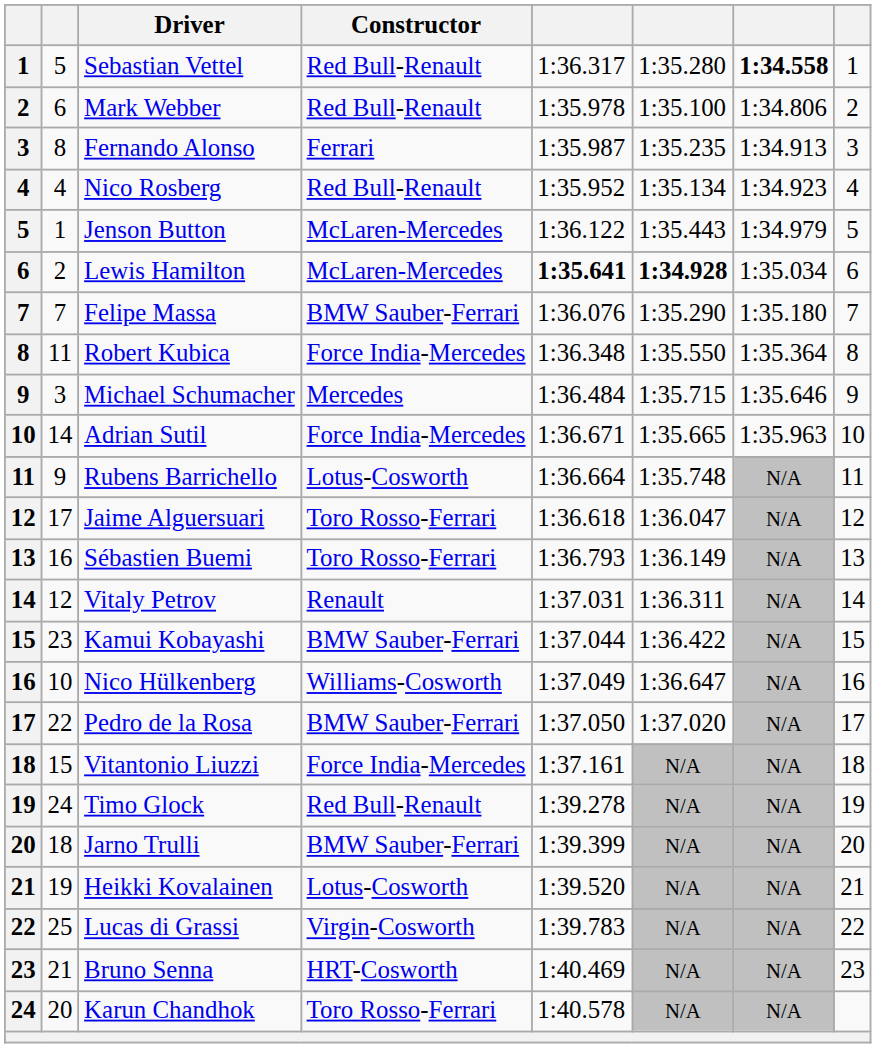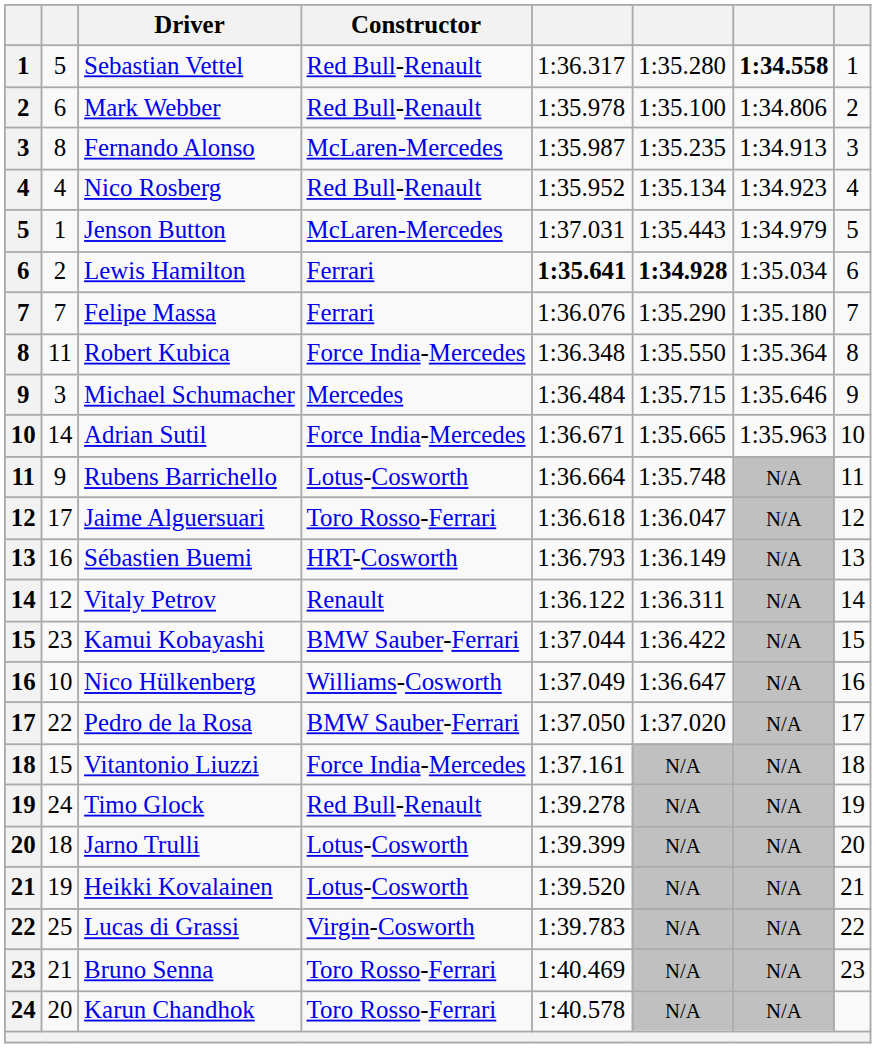(340, 147) Ferrari -> (405, 147) McLaren-Mercedes
(581, 229) 1:36.122 -> (581, 229) 1:37.031
(405, 270) McLaren-Mercedes -> (340, 270) Ferrari
(413, 312) BMW Sauber-Ferrari -> (340, 312) Ferrari
(401, 558) Toro Rosso-Ferrari -> (382, 558) HRT-Cosworth
(581, 599) 1:37.031 -> (581, 599) 1:36.122
(413, 845) BMW Sauber-Ferrari -> (387, 845) Lotus-Cosworth
(382, 969) HRT-Cosworth -> (401, 969) Toro Rosso-Ferrari
